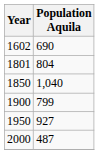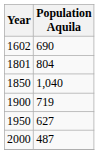(45, 102) 799 -> (45, 102) 719
(45, 121) 927 -> (45, 121) 627
